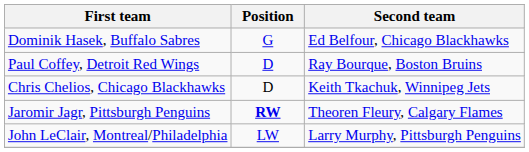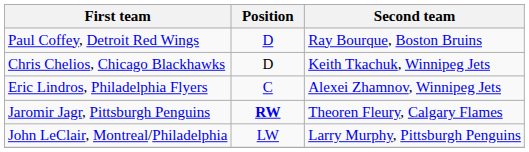- row: (104, 40)
+ row: (108, 87)
